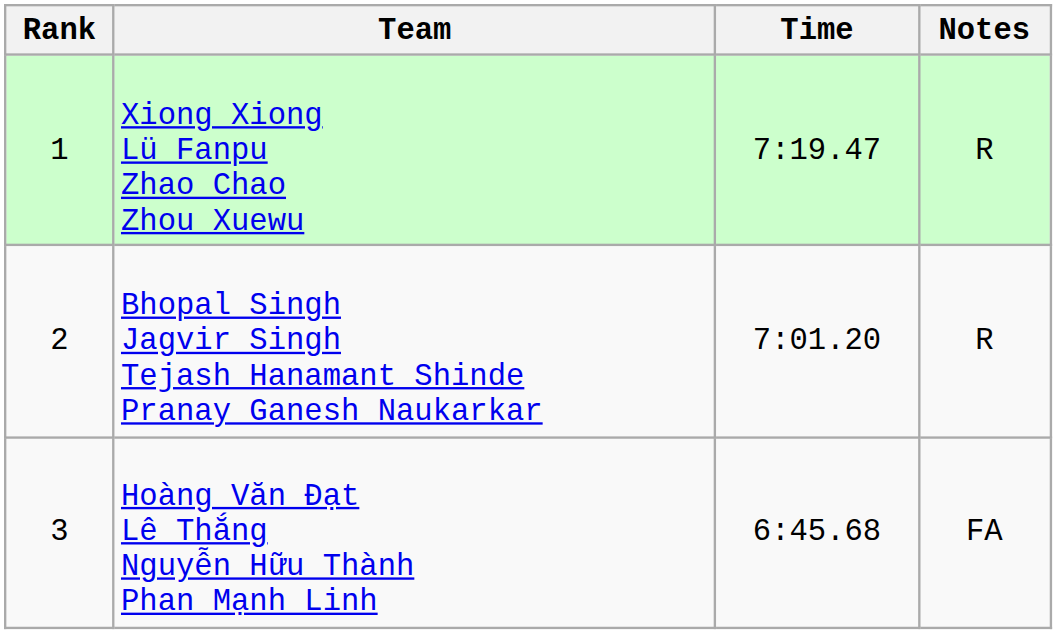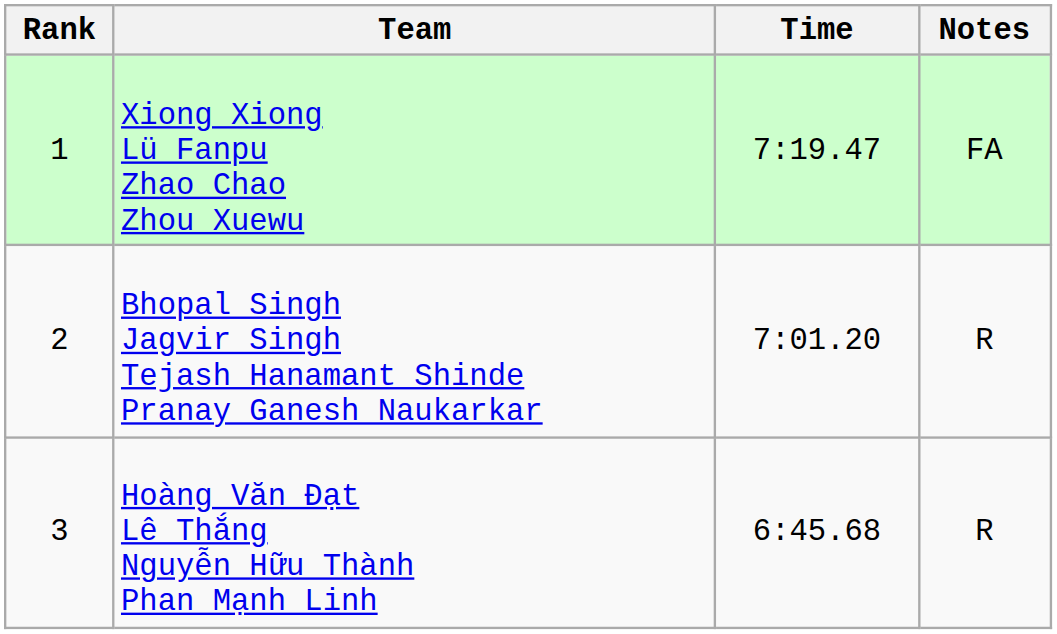(984, 150) R -> (984, 150) FA
(984, 532) FA -> (984, 532) R
